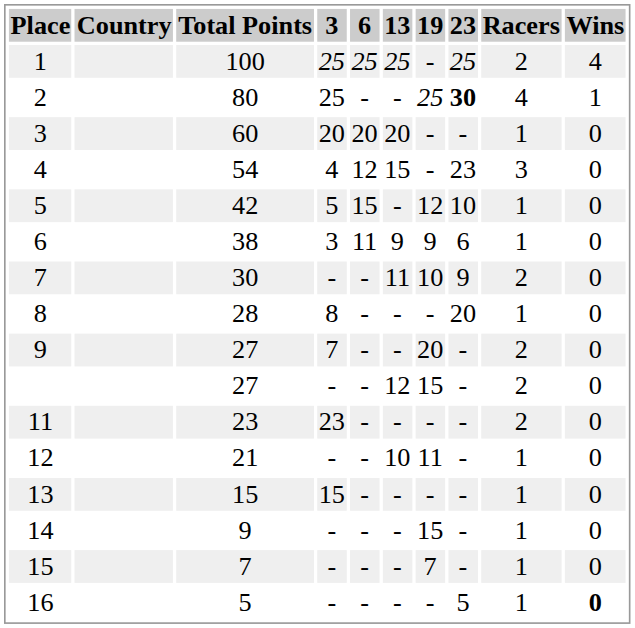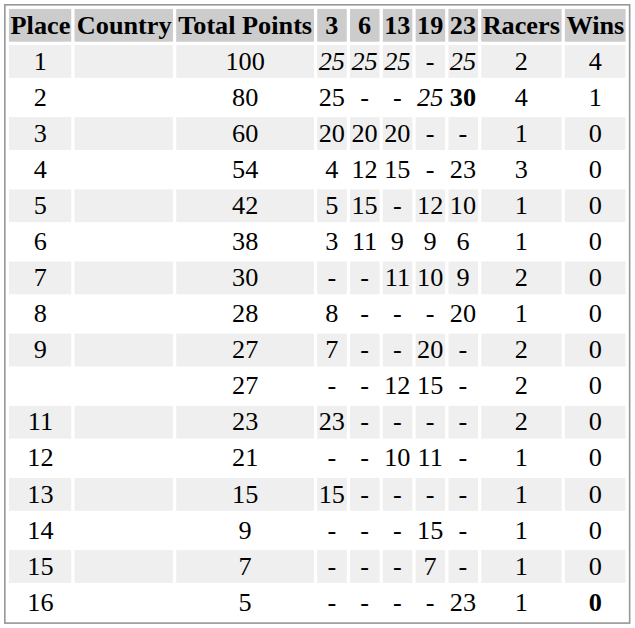(463, 602) 5 -> (463, 602) 23
